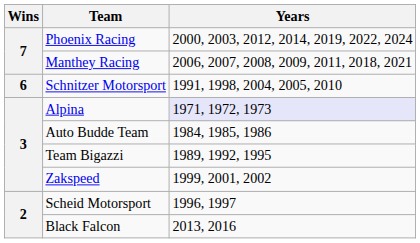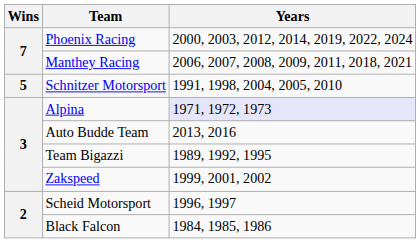(23, 86) 6 -> (23, 86) 5
(222, 132) 1984, 1985, 1986 -> (204, 132) 2013, 2016
(204, 226) 2013, 2016 -> (222, 226) 1984, 1985, 1986
